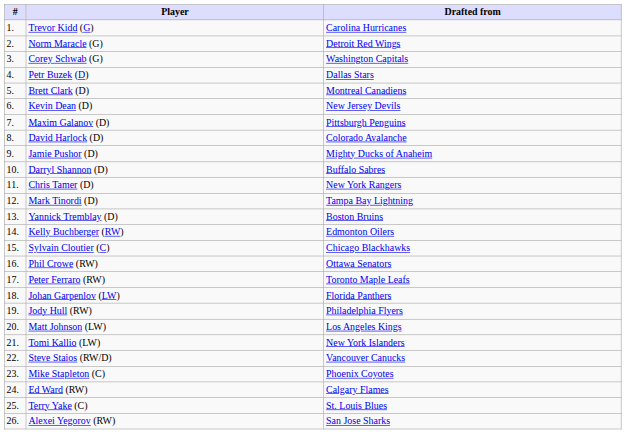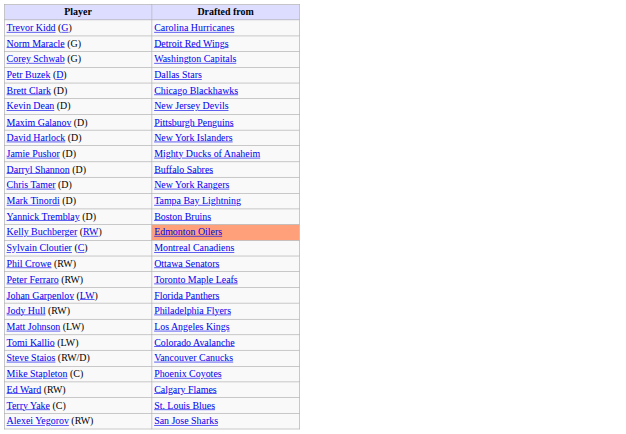- column: (15, 12)
(366, 91) Montreal Canadiens -> (196, 91) Chicago Blackhawks
(366, 138) Colorado Avalanche -> (193, 138) New York Islanders
(360, 232) no background -> (188, 232) lightsalmon background
(368, 248) Chicago Blackhawks -> (194, 248) Montreal Canadiens
(365, 342) New York Islanders -> (194, 342) Colorado Avalanche
